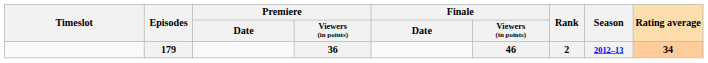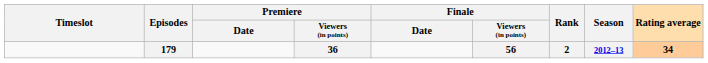(511, 49) 46 -> (511, 49) 56
